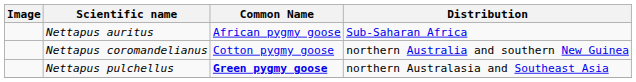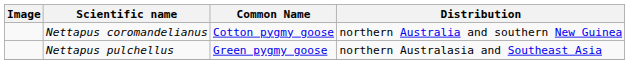- row: (100, 32)
(270, 68) bold -> (270, 50) normal
